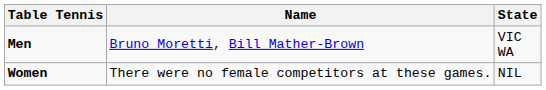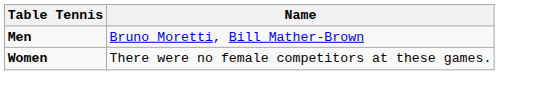- column: (518, 15)
